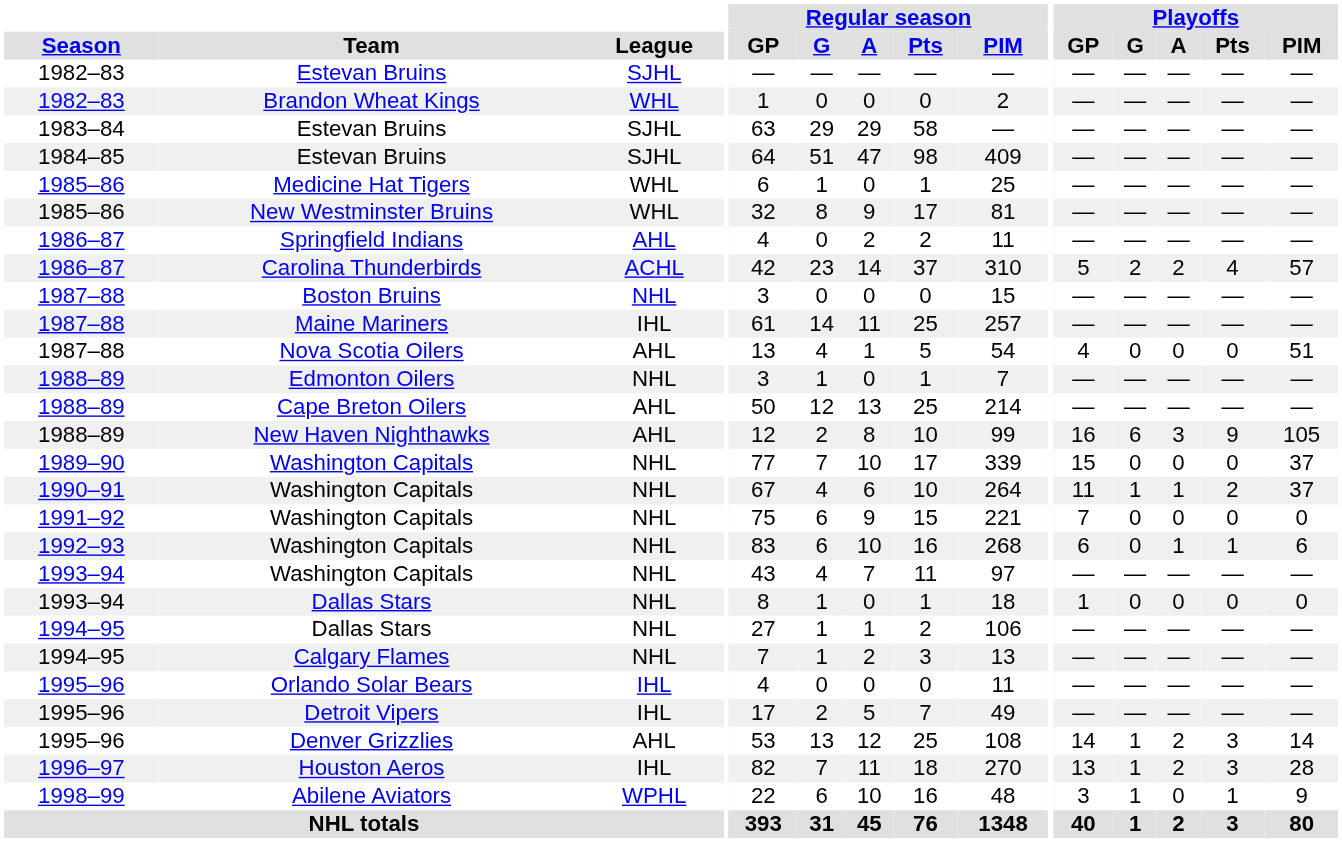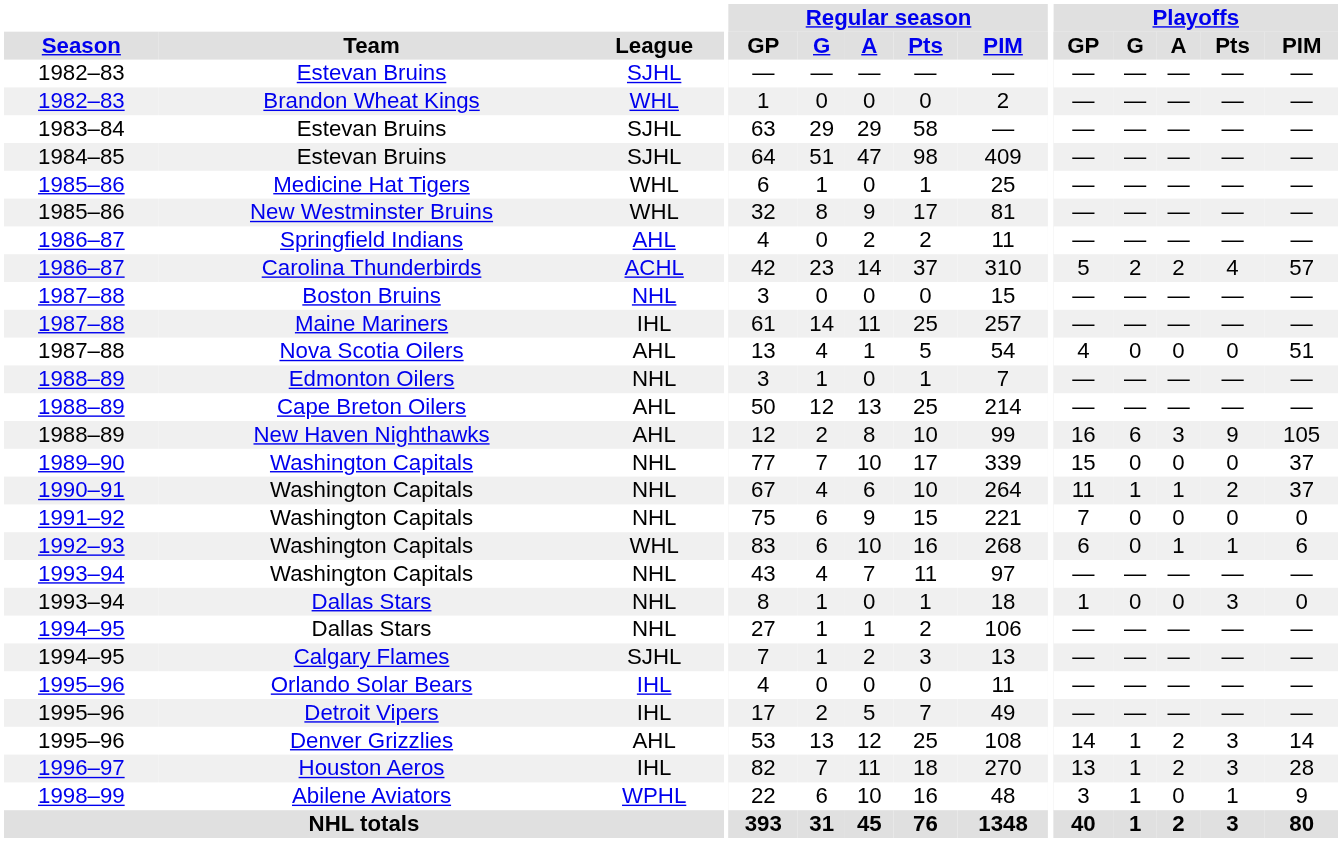(654, 545) NHL -> (654, 545) WHL
(1233, 601) 0 -> (1233, 601) 3
(654, 657) NHL -> (654, 657) SJHL
